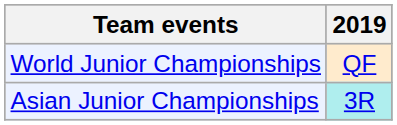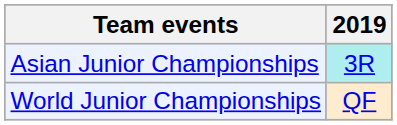rows swapped: (165, 101) <-> (166, 63)
